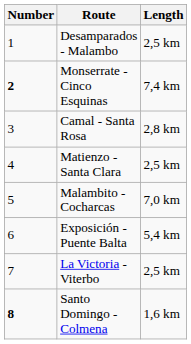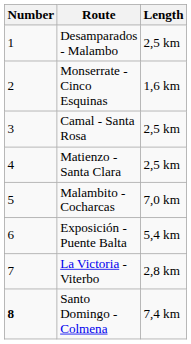(11, 86) bold -> (11, 86) normal
(162, 86) 7,4 km -> (162, 86) 1,6 km
(162, 128) 2,8 km -> (162, 128) 2,5 km
(162, 271) 2,5 km -> (162, 271) 2,8 km
(162, 314) 1,6 km -> (162, 314) 7,4 km
